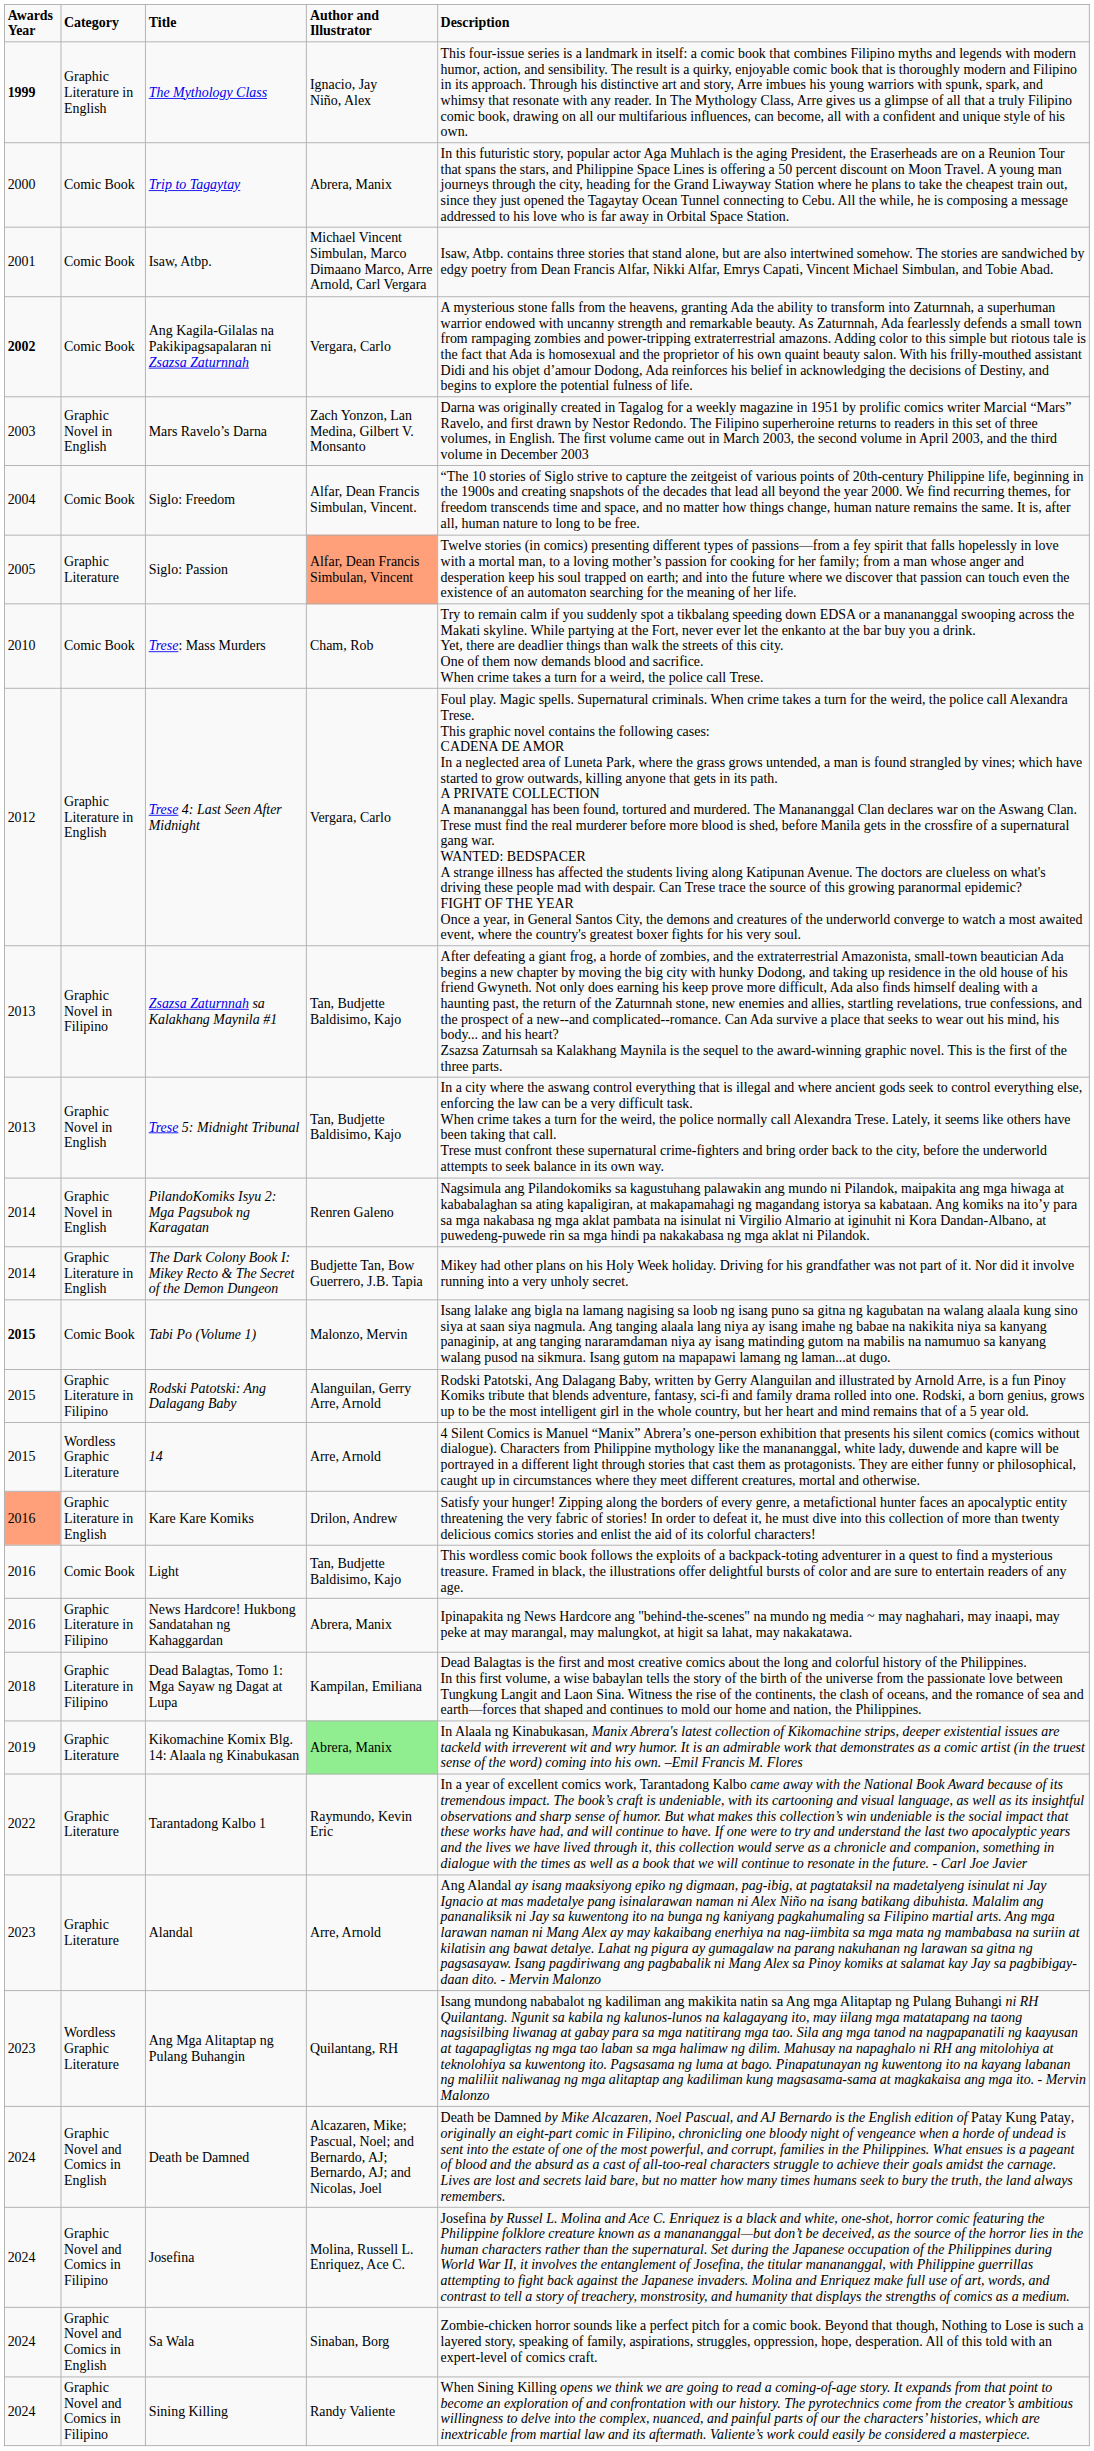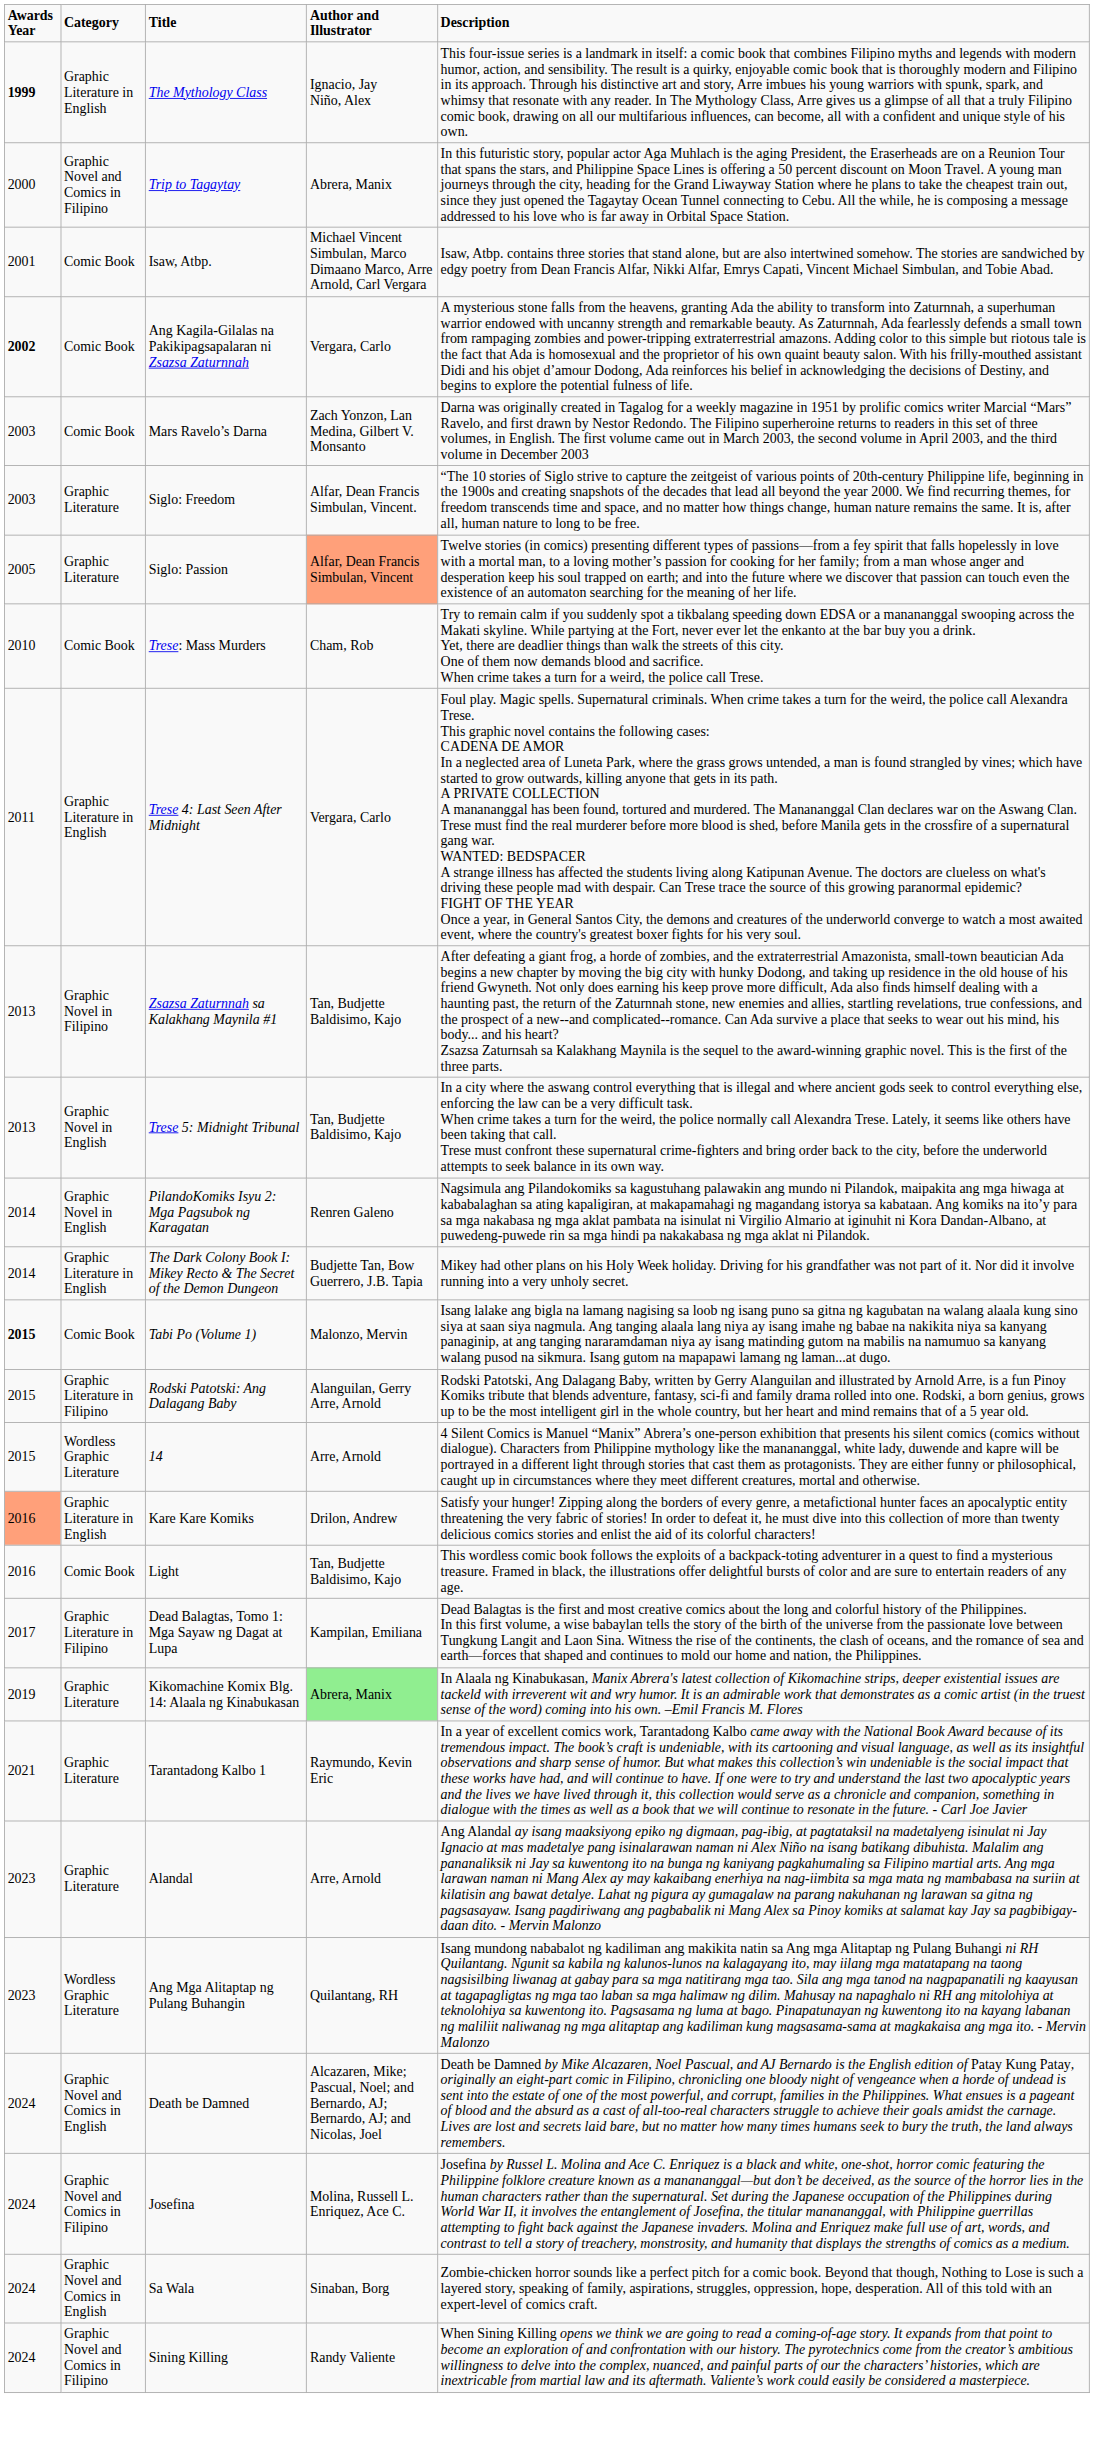(99, 184) Comic Book -> (93, 184) Graphic Novel and Comics in Filipino
(88, 431) Graphic Novel in English -> (99, 431) Comic Book
(22, 500) 2004 -> (22, 500) 2003
(99, 500) Comic Book -> (91, 500) Graphic Literature
(22, 817) 2012 -> (21, 817) 2011
- row: (222, 1625)
(22, 1686) 2018 -> (22, 1632) 2017
(22, 1824) 2022 -> (22, 1771) 2021
